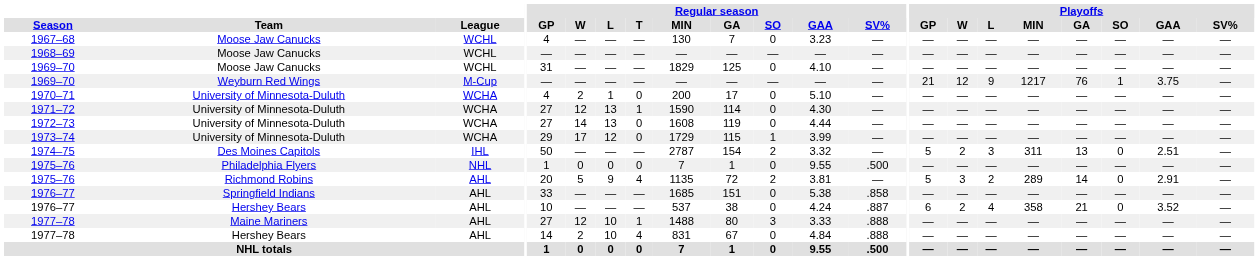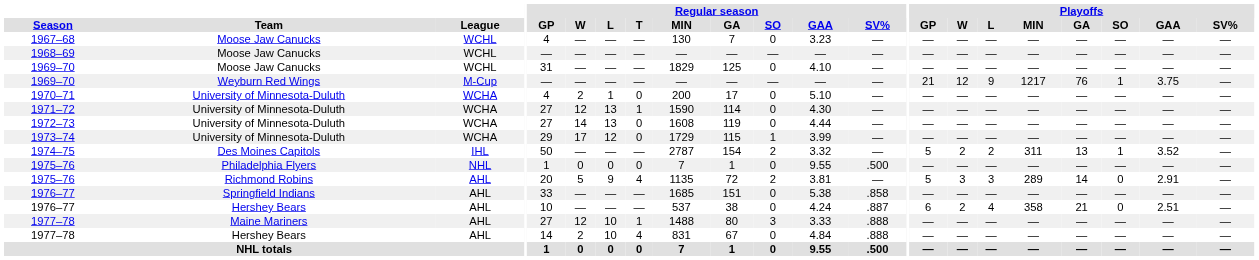(991, 151) 3 -> (991, 151) 2
(1120, 151) 0 -> (1120, 151) 1
(1168, 151) 2.51 -> (1168, 151) 3.52
(991, 179) 2 -> (991, 179) 3
(1168, 207) 3.52 -> (1168, 207) 2.51
